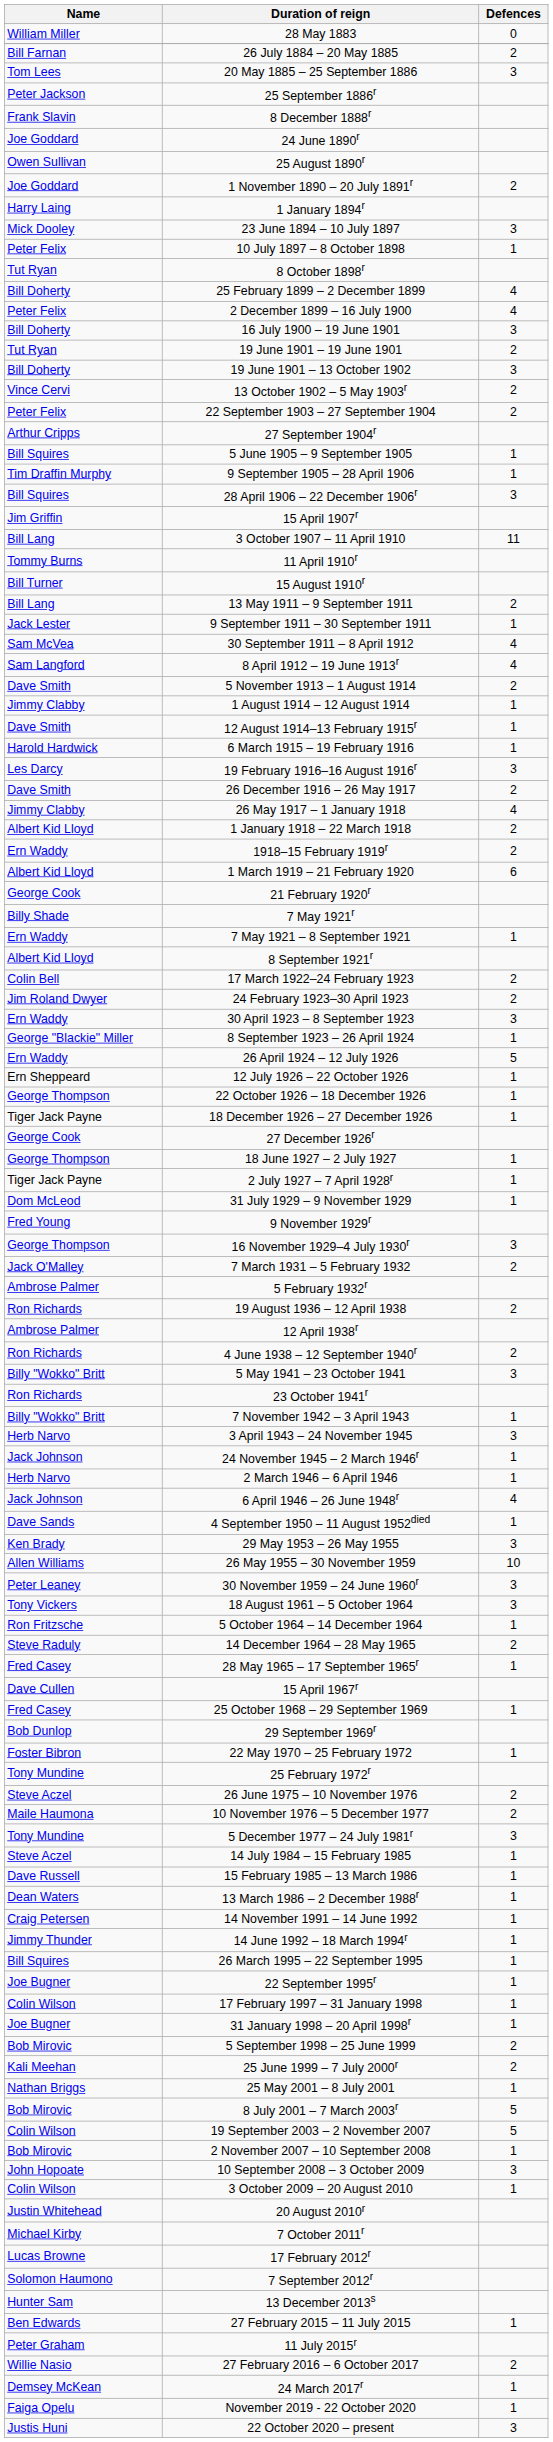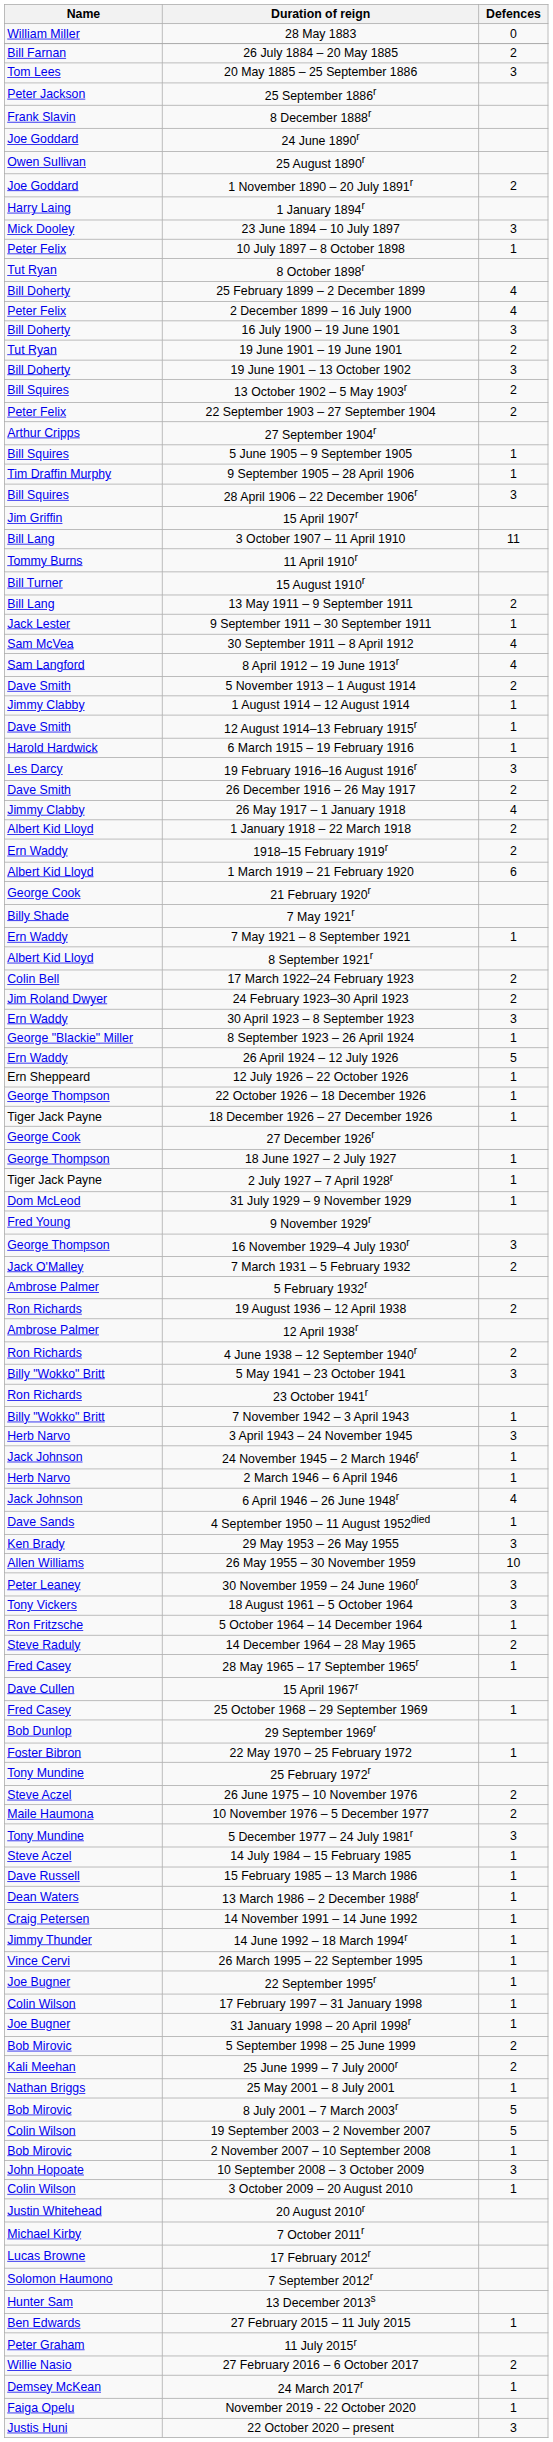(39, 390) Vince Cervi -> (38, 390) Bill Squires
(38, 1961) Bill Squires -> (39, 1961) Vince Cervi
